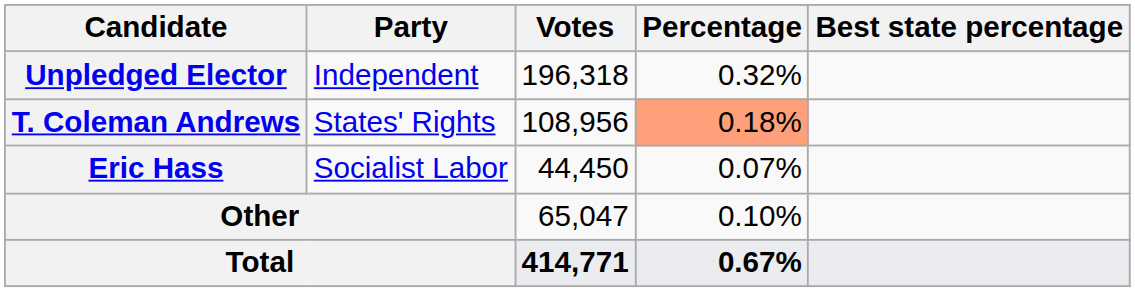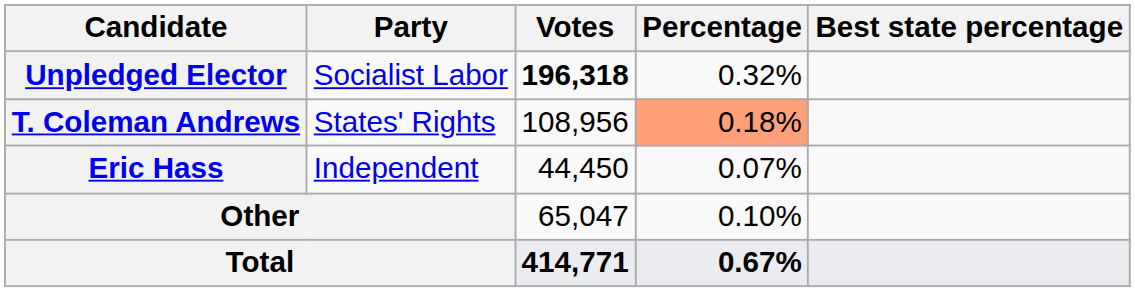(396, 74) Independent -> (411, 74) Socialist Labor
(575, 74) normal -> (575, 74) bold
(411, 168) Socialist Labor -> (396, 168) Independent
